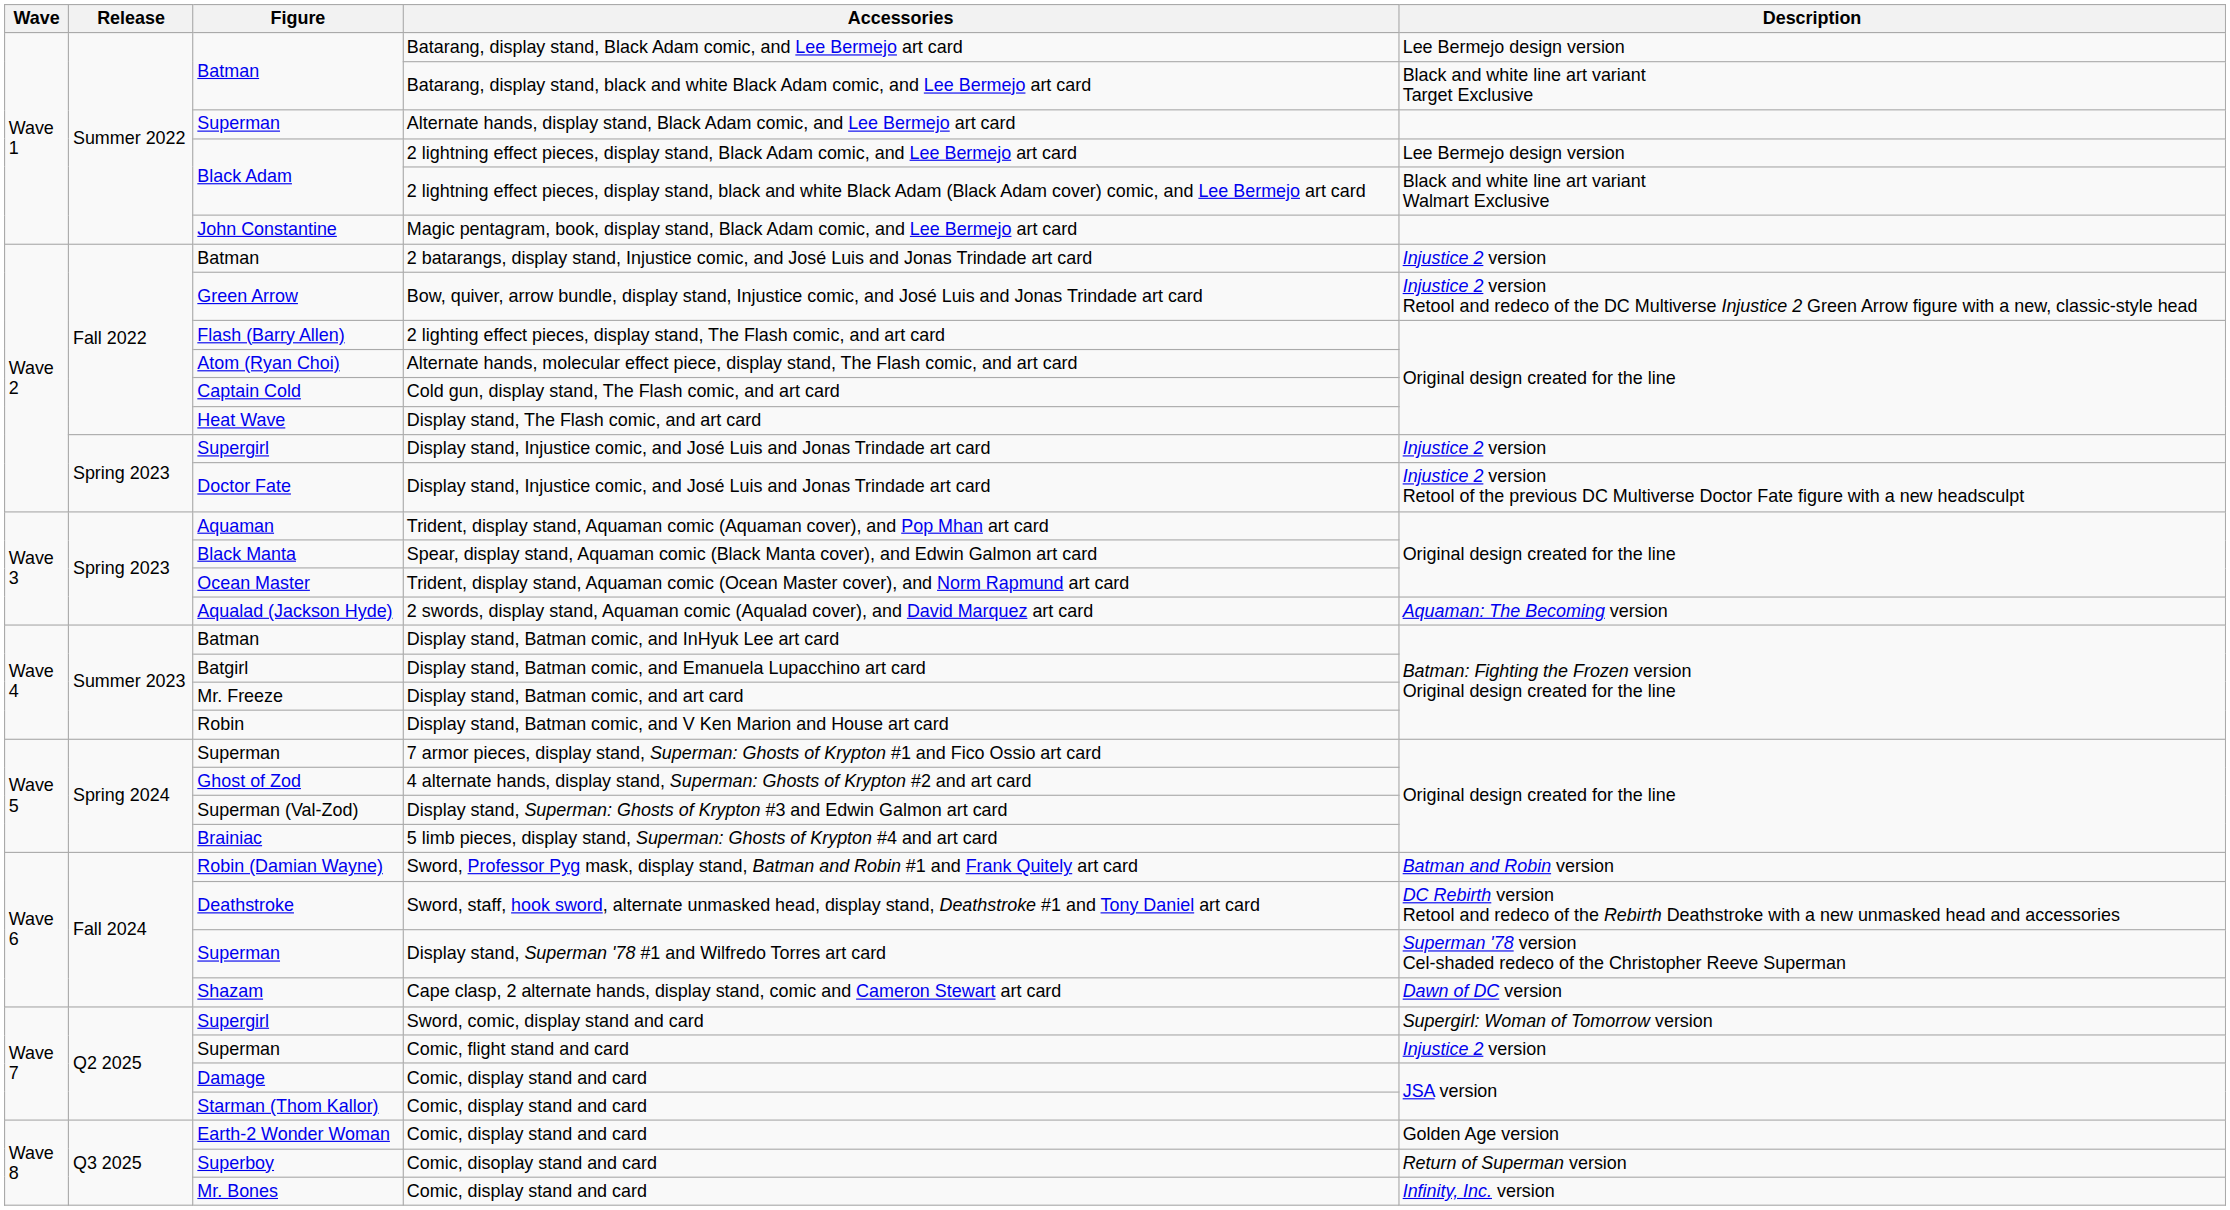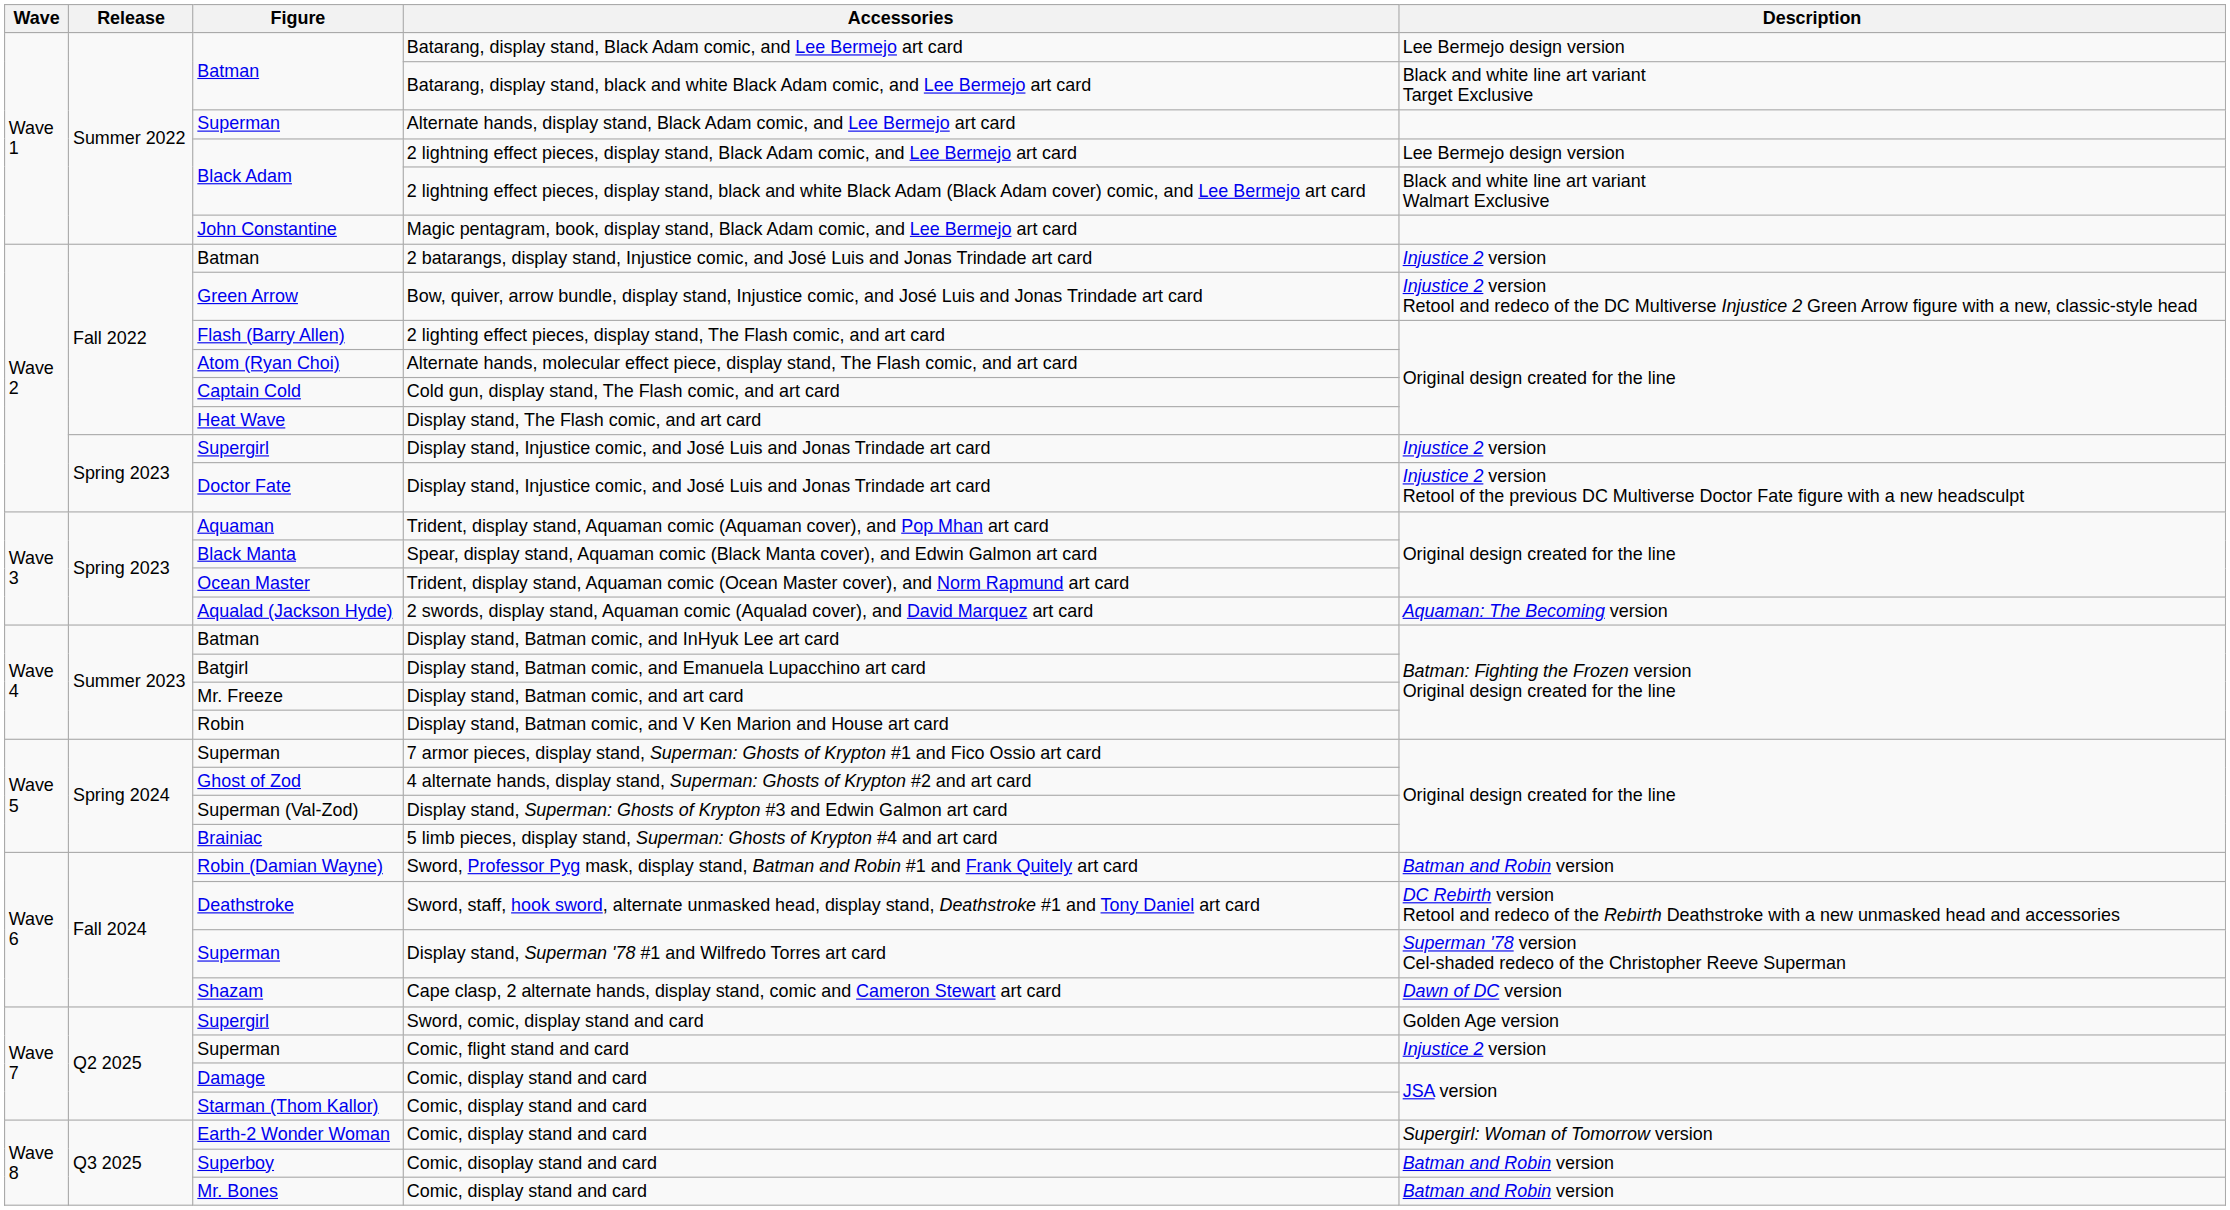(1558, 1020) Supergirl: Woman of Tomorrow version -> (1481, 1020) Golden Age version
(1481, 1134) Golden Age version -> (1558, 1134) Supergirl: Woman of Tomorrow version
(1515, 1162) Return of Superman version -> (1508, 1162) Batman and Robin version
(1479, 1191) Infinity, Inc. version -> (1508, 1191) Batman and Robin version
